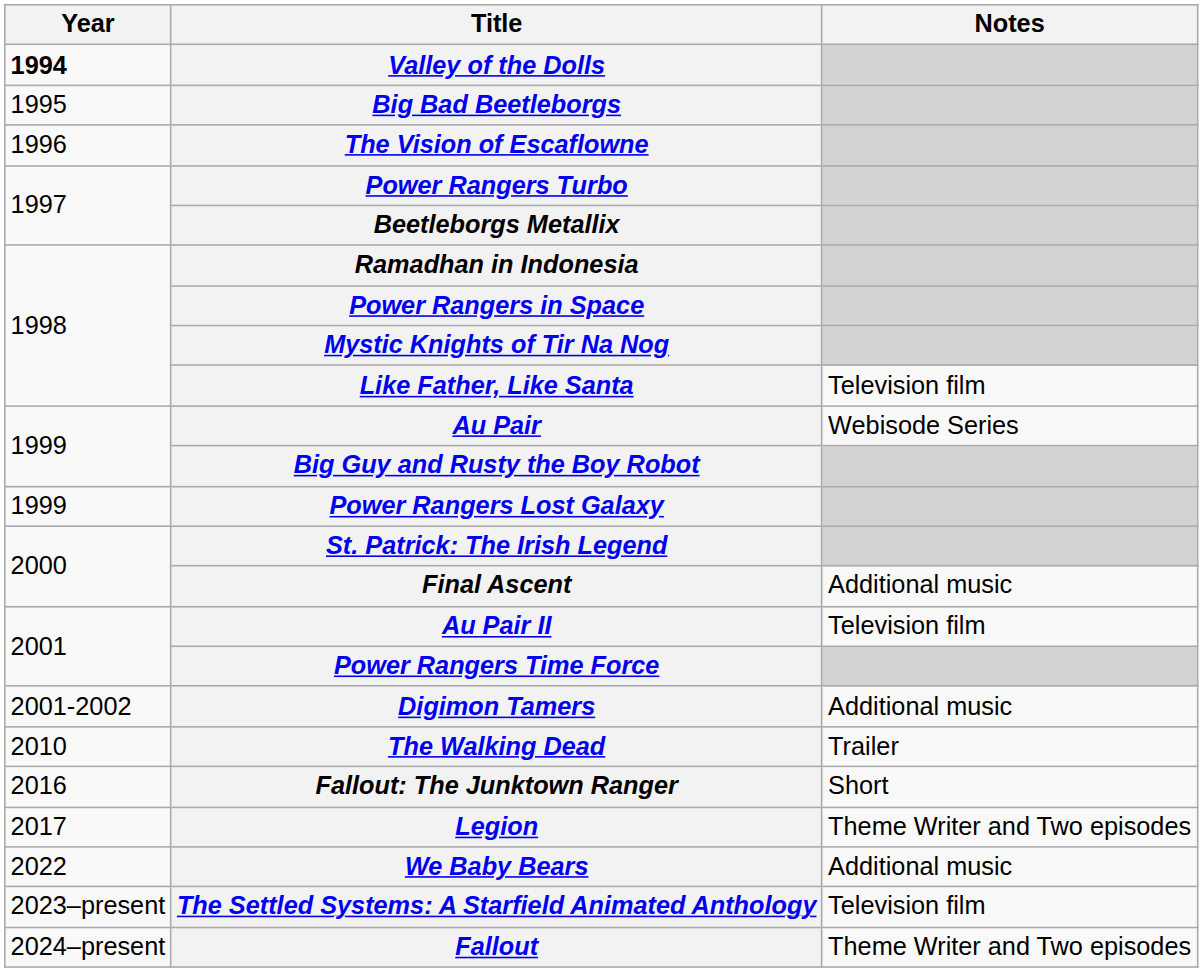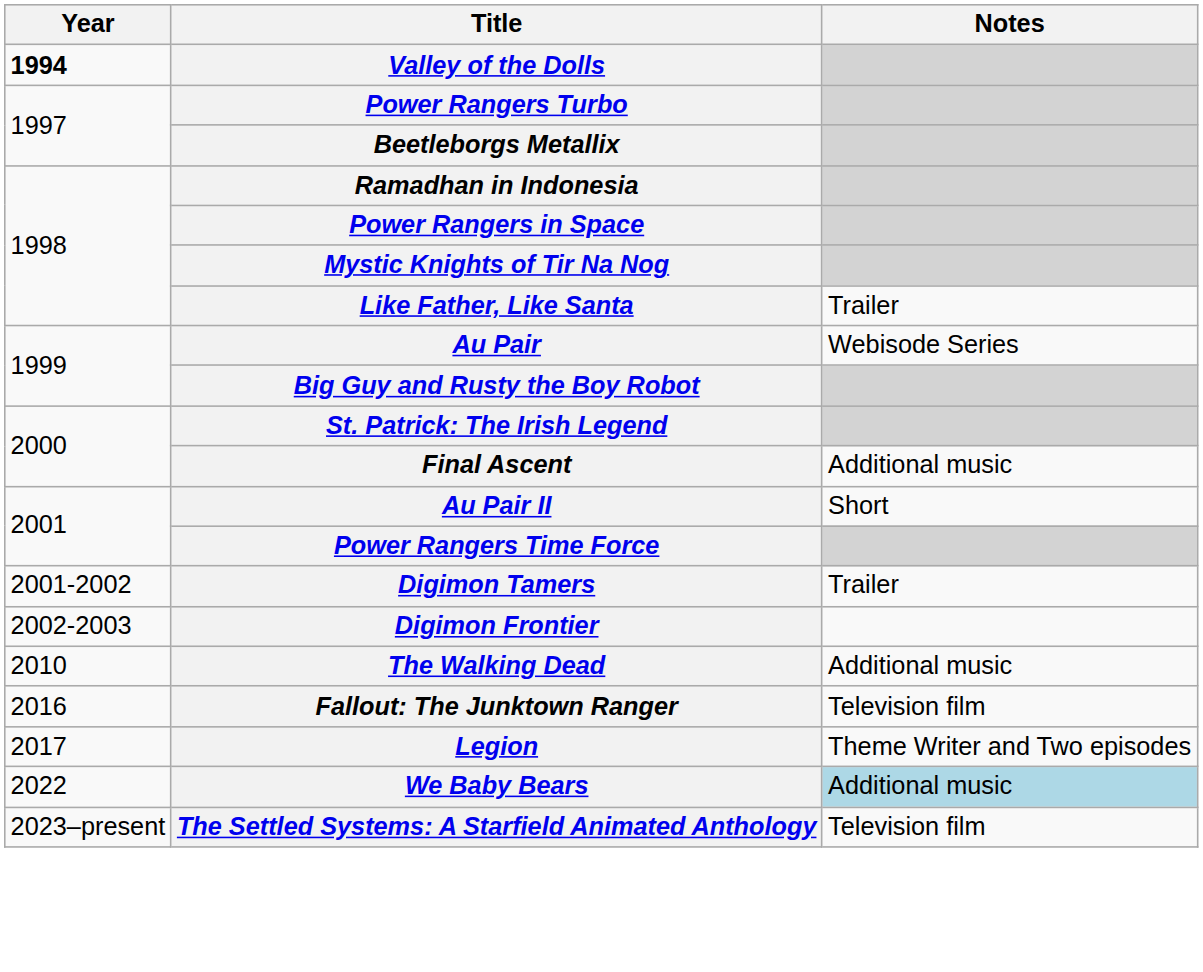- row: (497, 104)
- row: (497, 144)
(907, 385) Television film -> (863, 305) Trailer
- row: (497, 505)
(907, 625) Television film -> (858, 505) Short
(920, 706) Additional music -> (863, 585) Trailer
+ row: (497, 625)
(863, 746) Trailer -> (920, 666) Additional music
(858, 786) Short -> (907, 706) Television film
(920, 866) no background -> (920, 786) lightblue background
- row: (497, 946)
